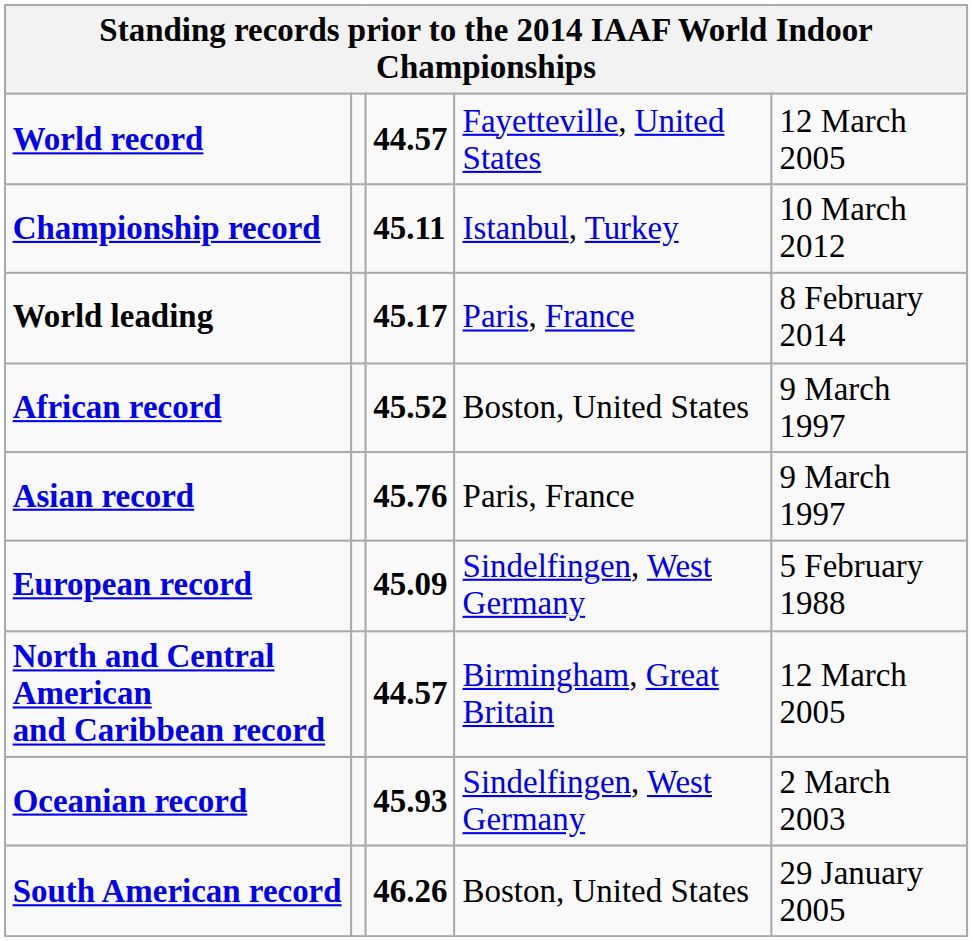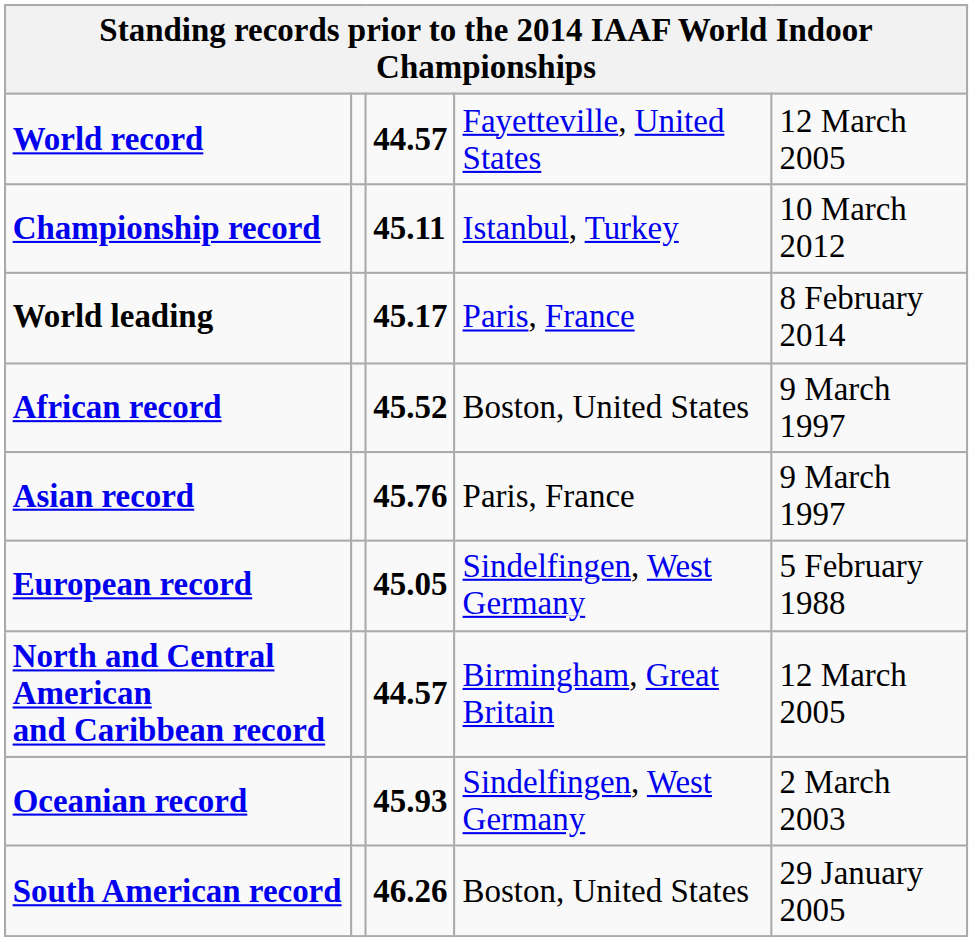(410, 585) 45.09 -> (410, 585) 45.05
